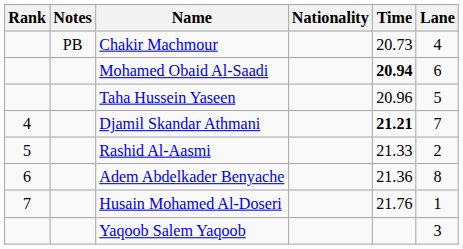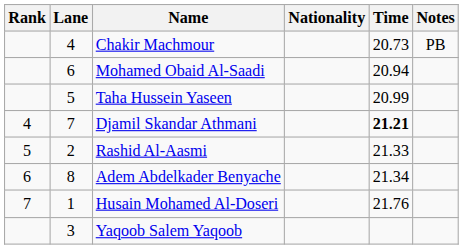columns swapped: (437, 17) <-> (73, 17)
(394, 71) bold -> (391, 71) normal
(394, 97) 20.96 -> (391, 97) 20.99
(394, 177) 21.36 -> (391, 177) 21.34
